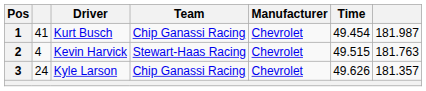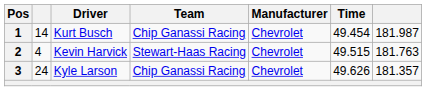(41, 33) 41 -> (41, 33) 14
